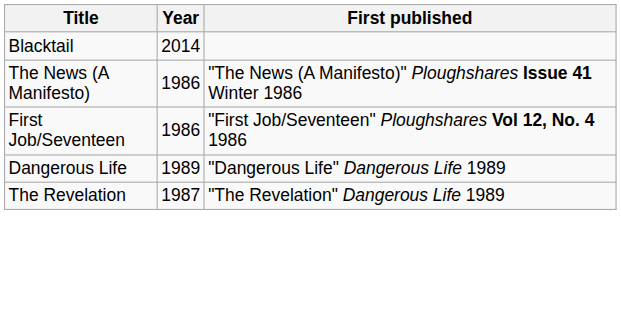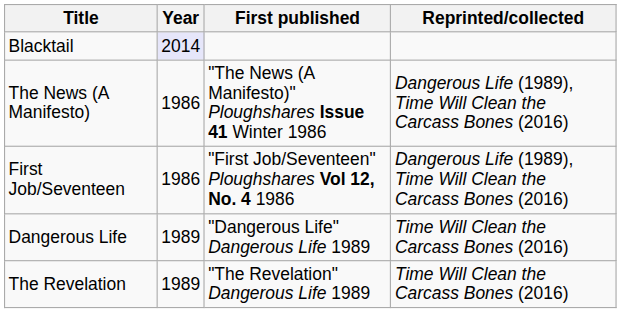+ column: (503, 18)
(181, 45) no background -> (181, 45) lavender background
(181, 195) 1987 -> (181, 284) 1989
